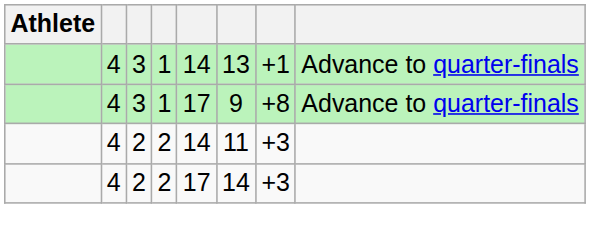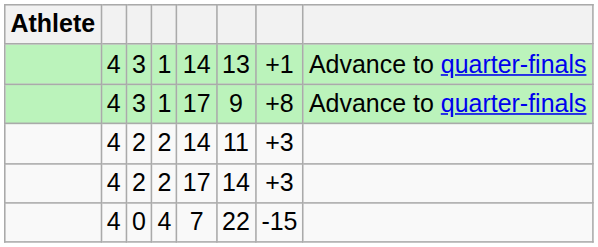+ row: (139, 222)
